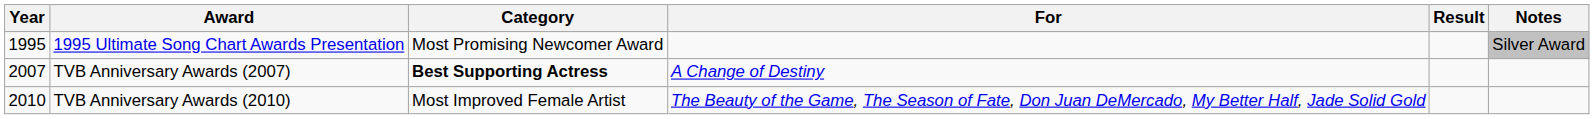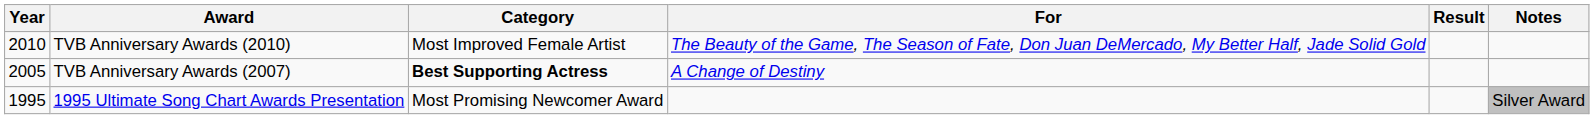rows swapped: (229, 44) <-> (172, 99)
(27, 72) 2007 -> (27, 72) 2005
